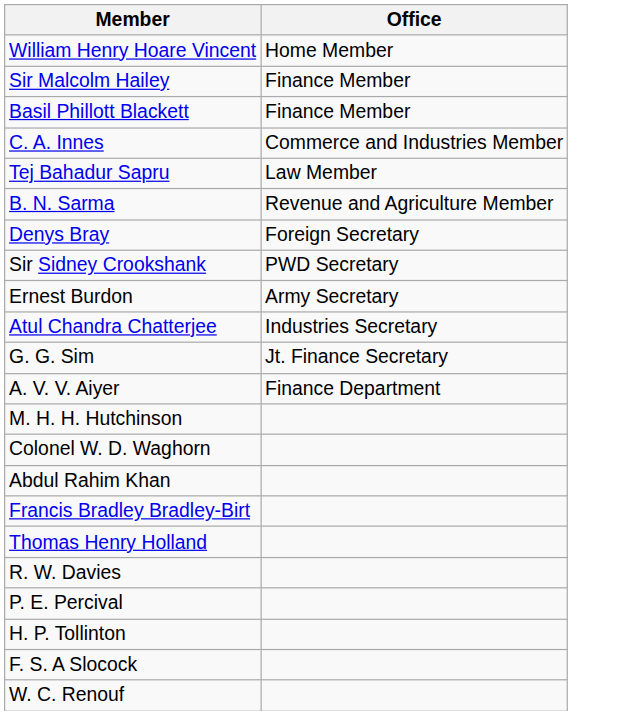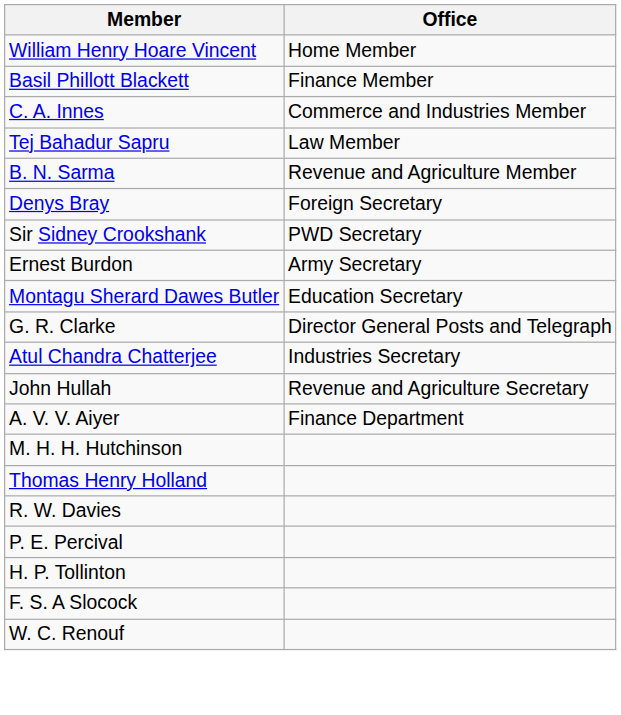- row: (89, 81)
+ row: (144, 296)
+ row: (62, 326)
- row: (52, 357)
+ row: (60, 388)
- row: (110, 449)
- row: (90, 480)
- row: (130, 511)
